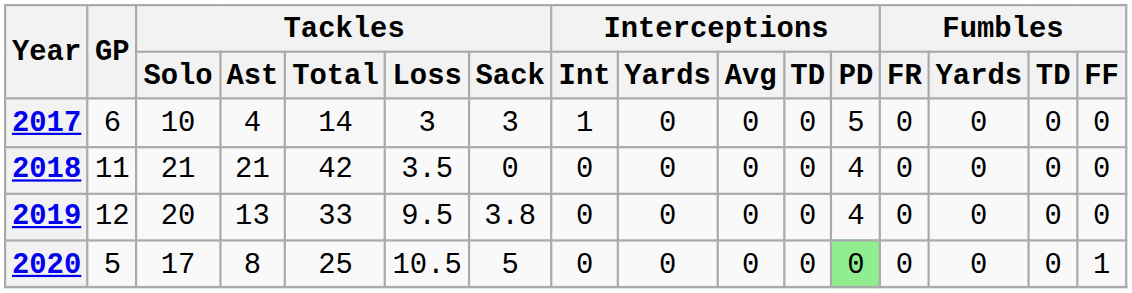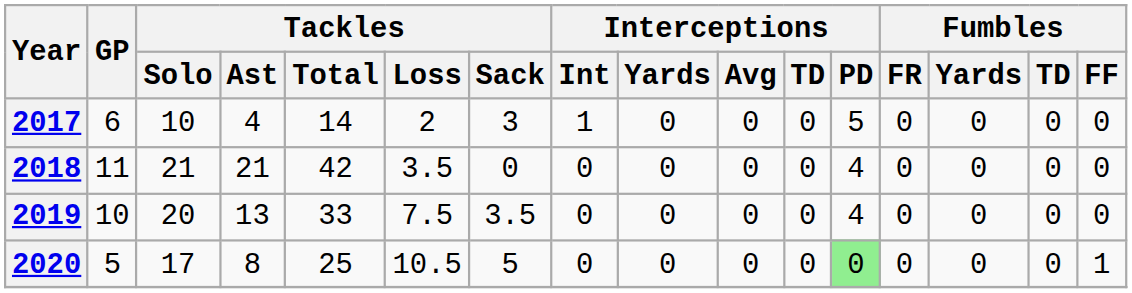(427, 123) 3 -> (427, 123) 2
(112, 217) 12 -> (112, 217) 10
(427, 217) 9.5 -> (427, 217) 7.5
(510, 217) 3.8 -> (510, 217) 3.5
